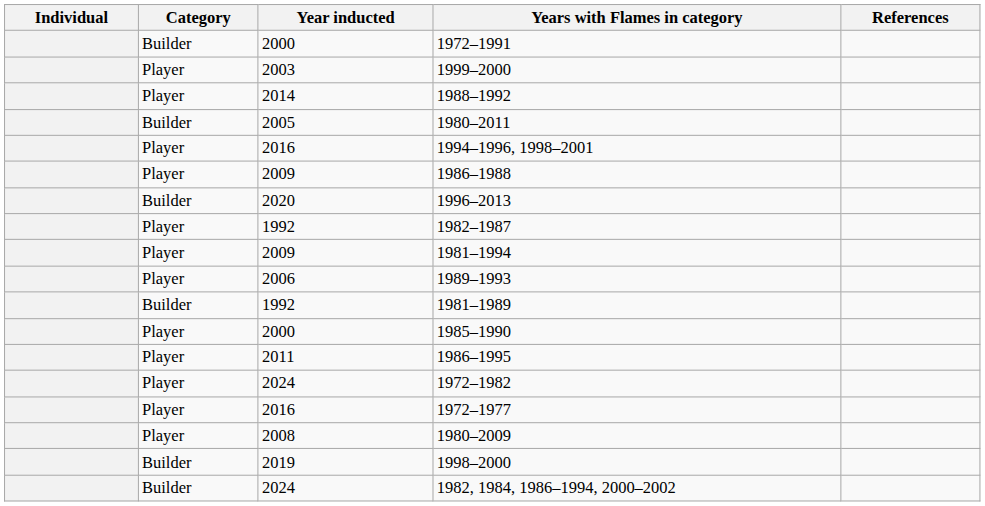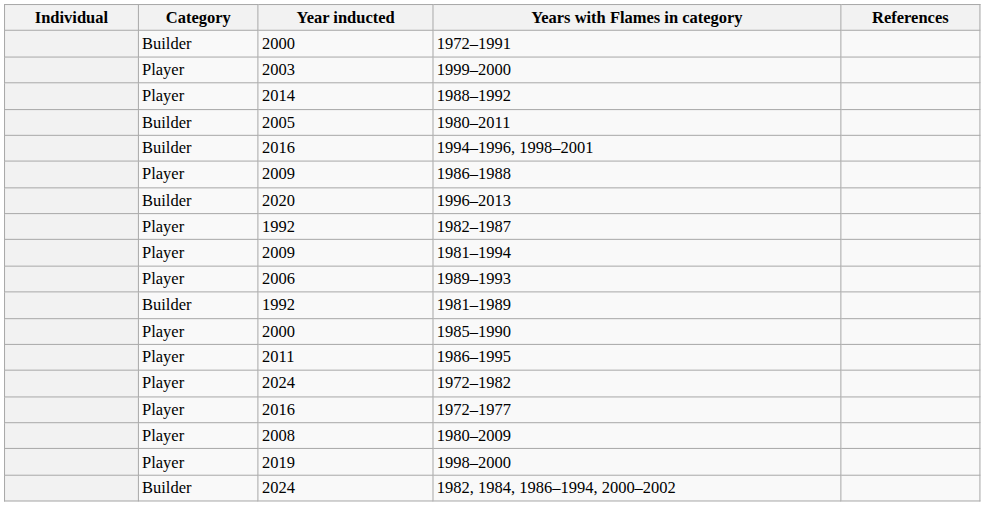(163, 148) Player -> (167, 148) Builder
(167, 461) Builder -> (163, 461) Player
